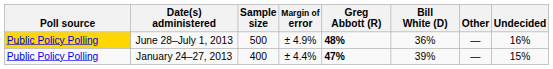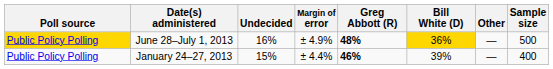columns swapped: (258, 18) <-> (520, 24)
(425, 40) no background -> (441, 40) gold background
(335, 56) 47% -> (351, 56) 46%
